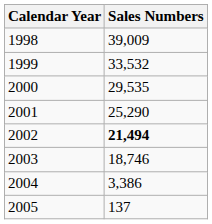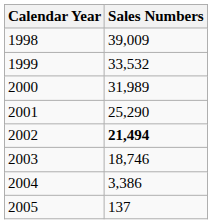(129, 87) 29,535 -> (129, 87) 31,989
